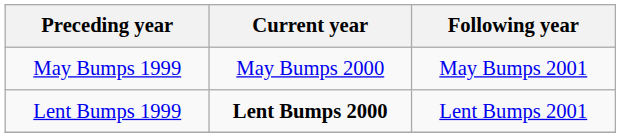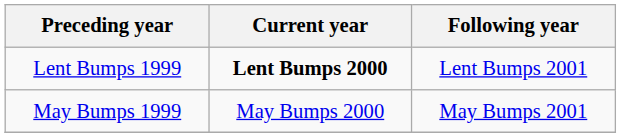rows swapped: (107, 110) <-> (107, 68)
